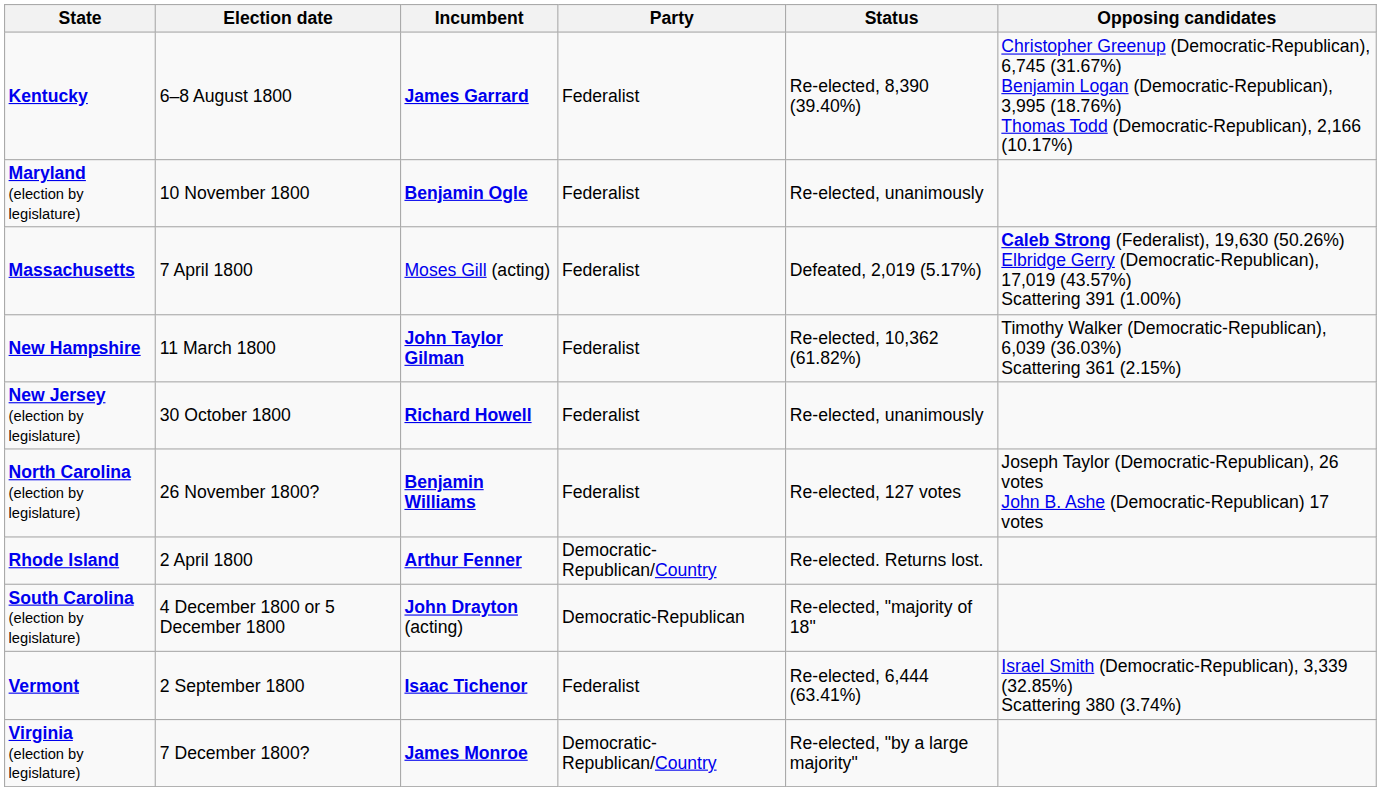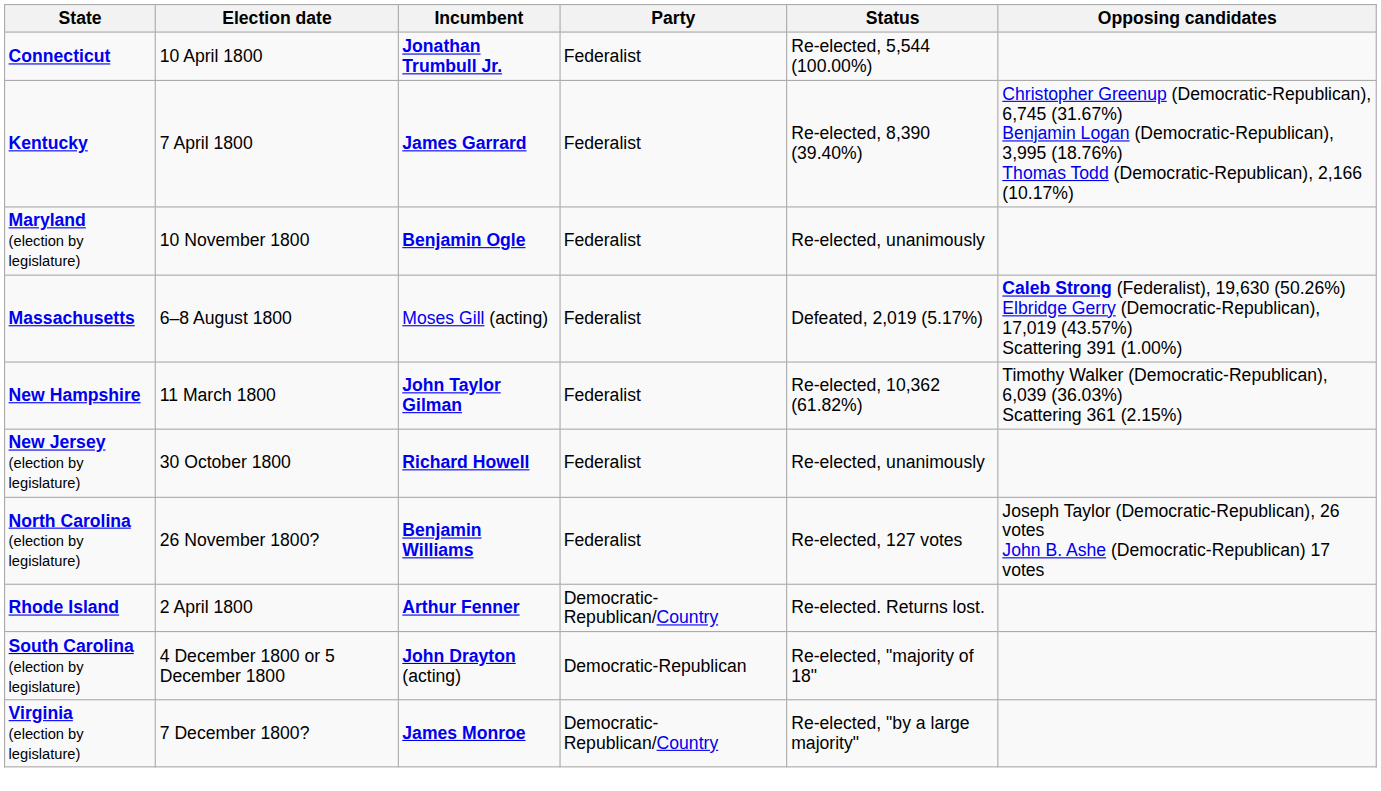+ row: (59, 56)
(226, 95) 6–8 August 1800 -> (206, 143) 7 April 1800
(206, 270) 7 April 1800 -> (226, 318) 6–8 August 1800
- row: (44, 685)
